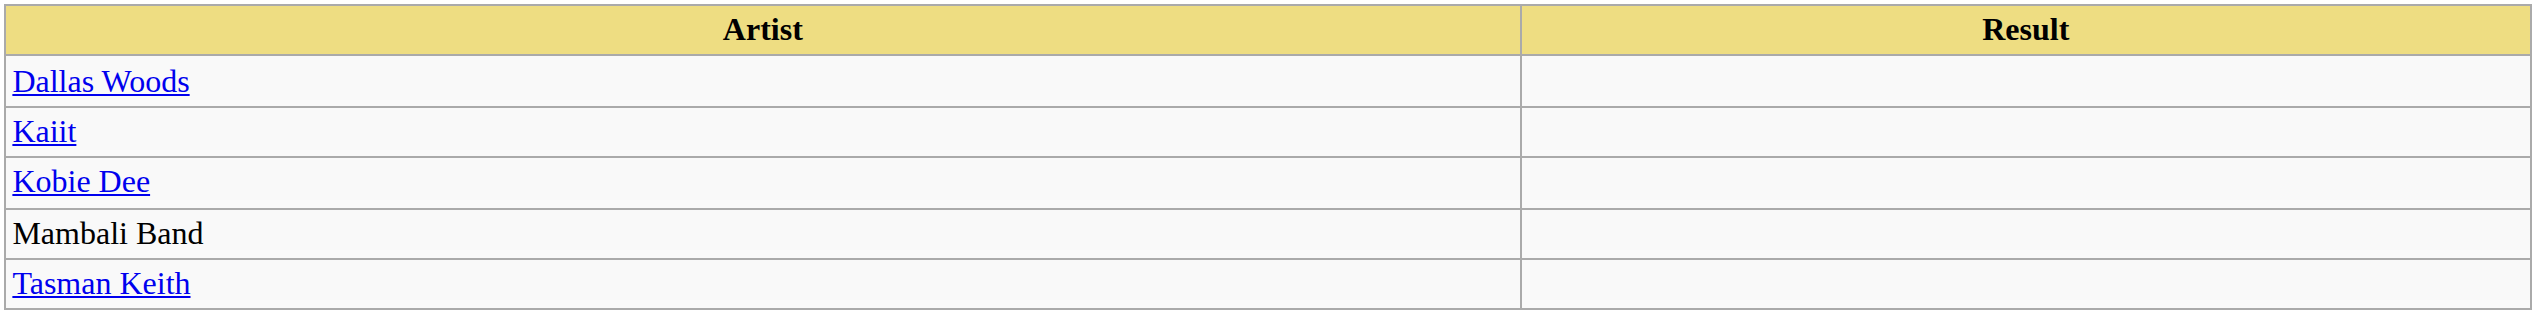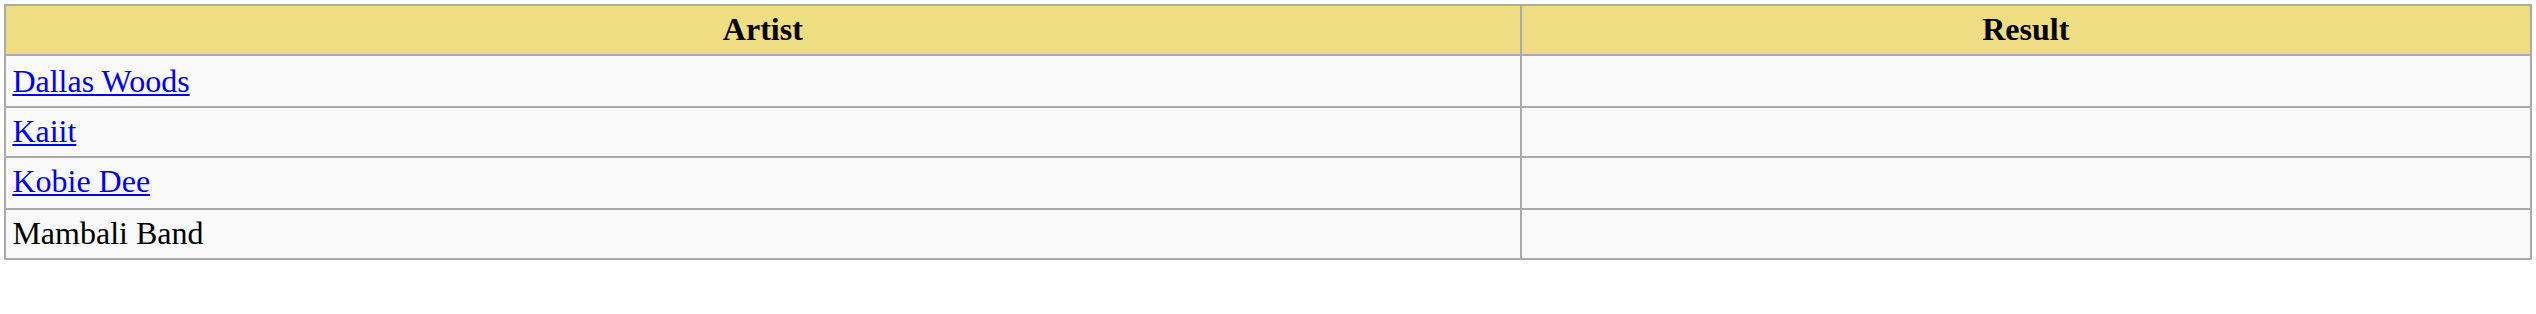- row: (101, 283)
